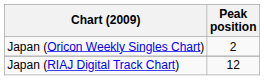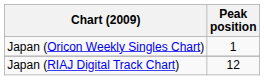(233, 46) 2 -> (233, 46) 1
